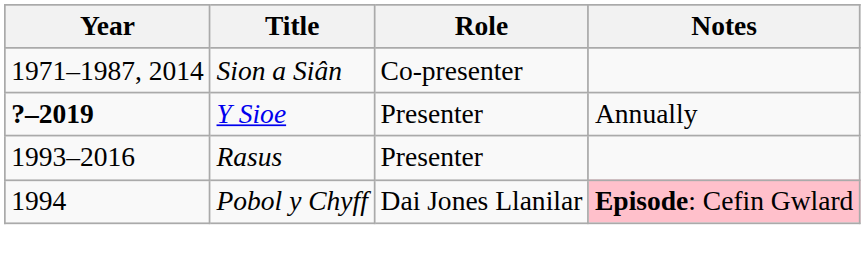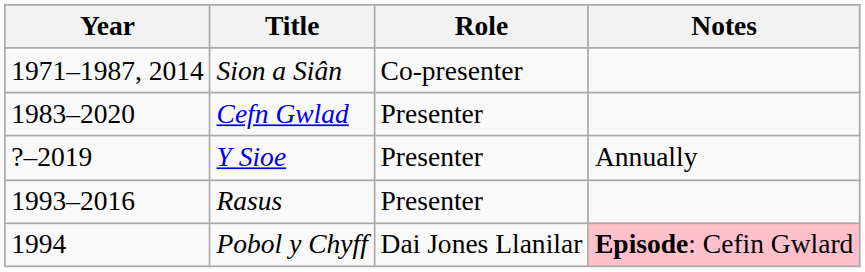+ row: (283, 113)
(52, 113) bold -> (52, 157) normal
